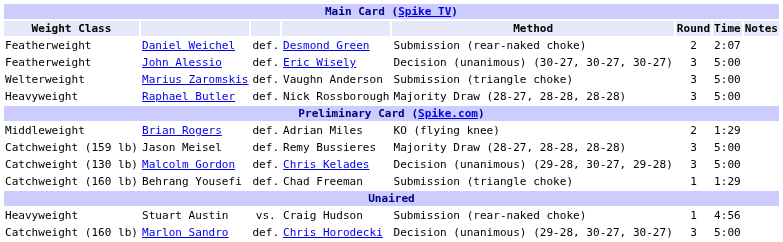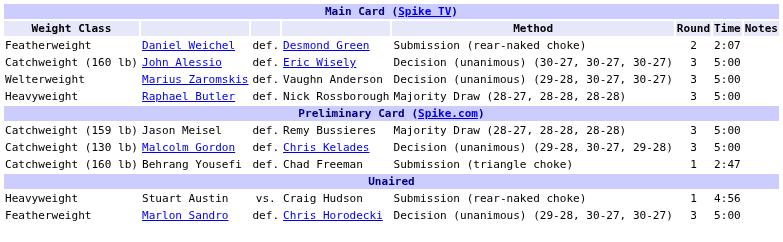(48, 62) Featherweight -> (72, 62) Catchweight (160 lb)
(483, 80) Submission (triangle choke) -> (533, 80) Decision (unanimous) (29-28, 30-27, 30-27)
- row: (182, 130)
(727, 182) 1:29 -> (727, 164) 2:47
(72, 232) Catchweight (160 lb) -> (48, 216) Featherweight
